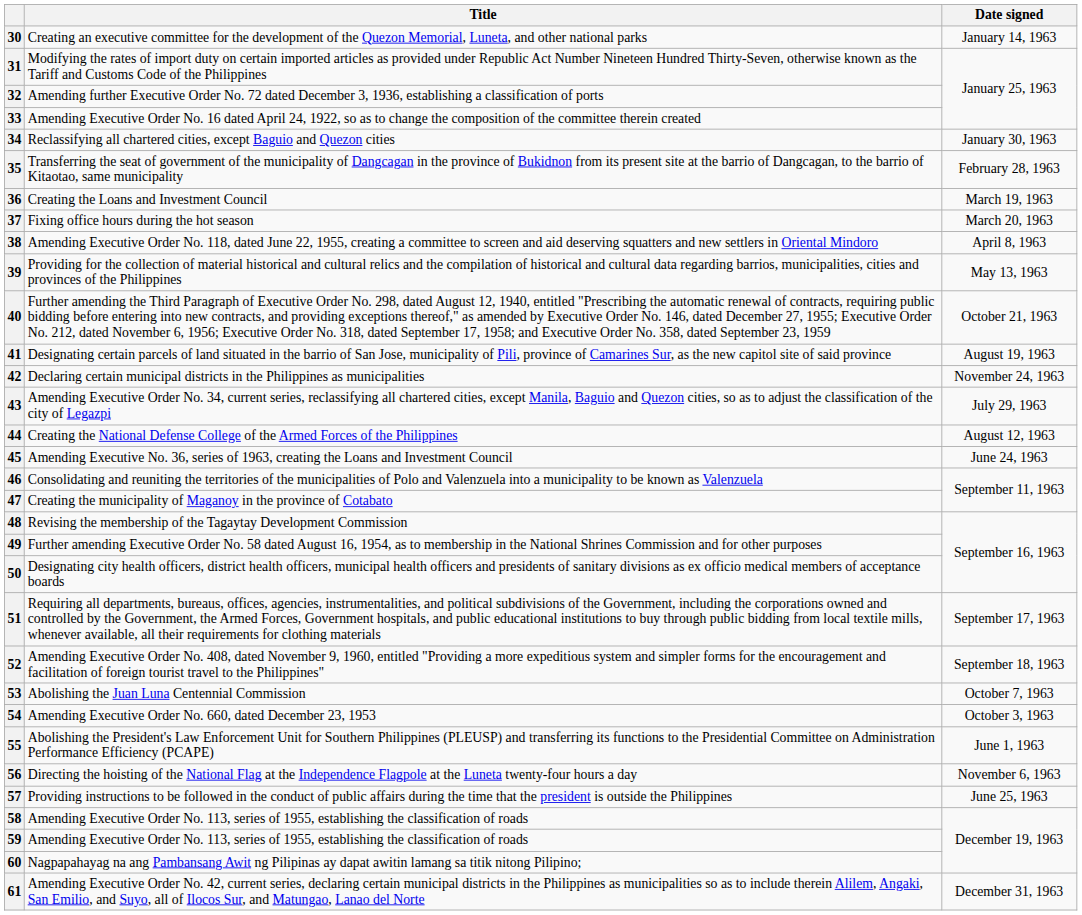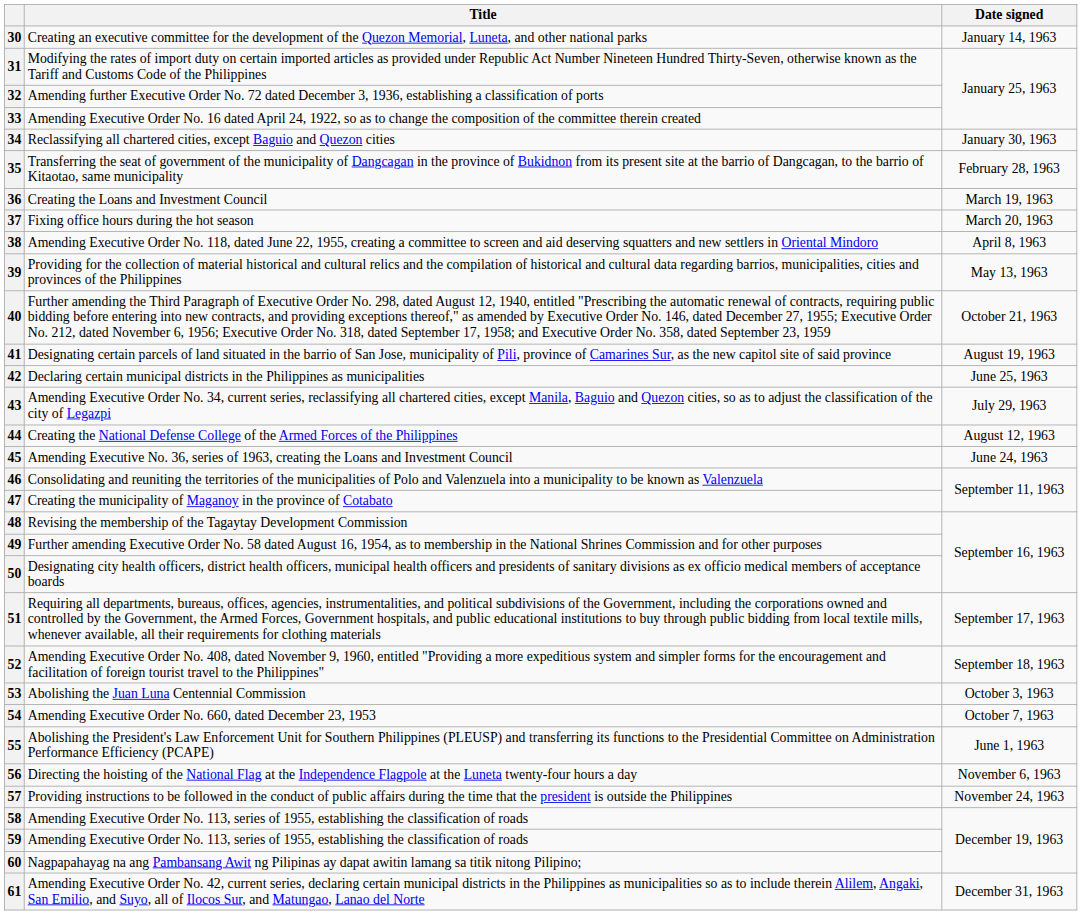(1009, 376) November 24, 1963 -> (1009, 376) June 25, 1963
(1009, 693) October 7, 1963 -> (1009, 693) October 3, 1963
(1009, 715) October 3, 1963 -> (1009, 715) October 7, 1963
(1009, 796) June 25, 1963 -> (1009, 796) November 24, 1963
